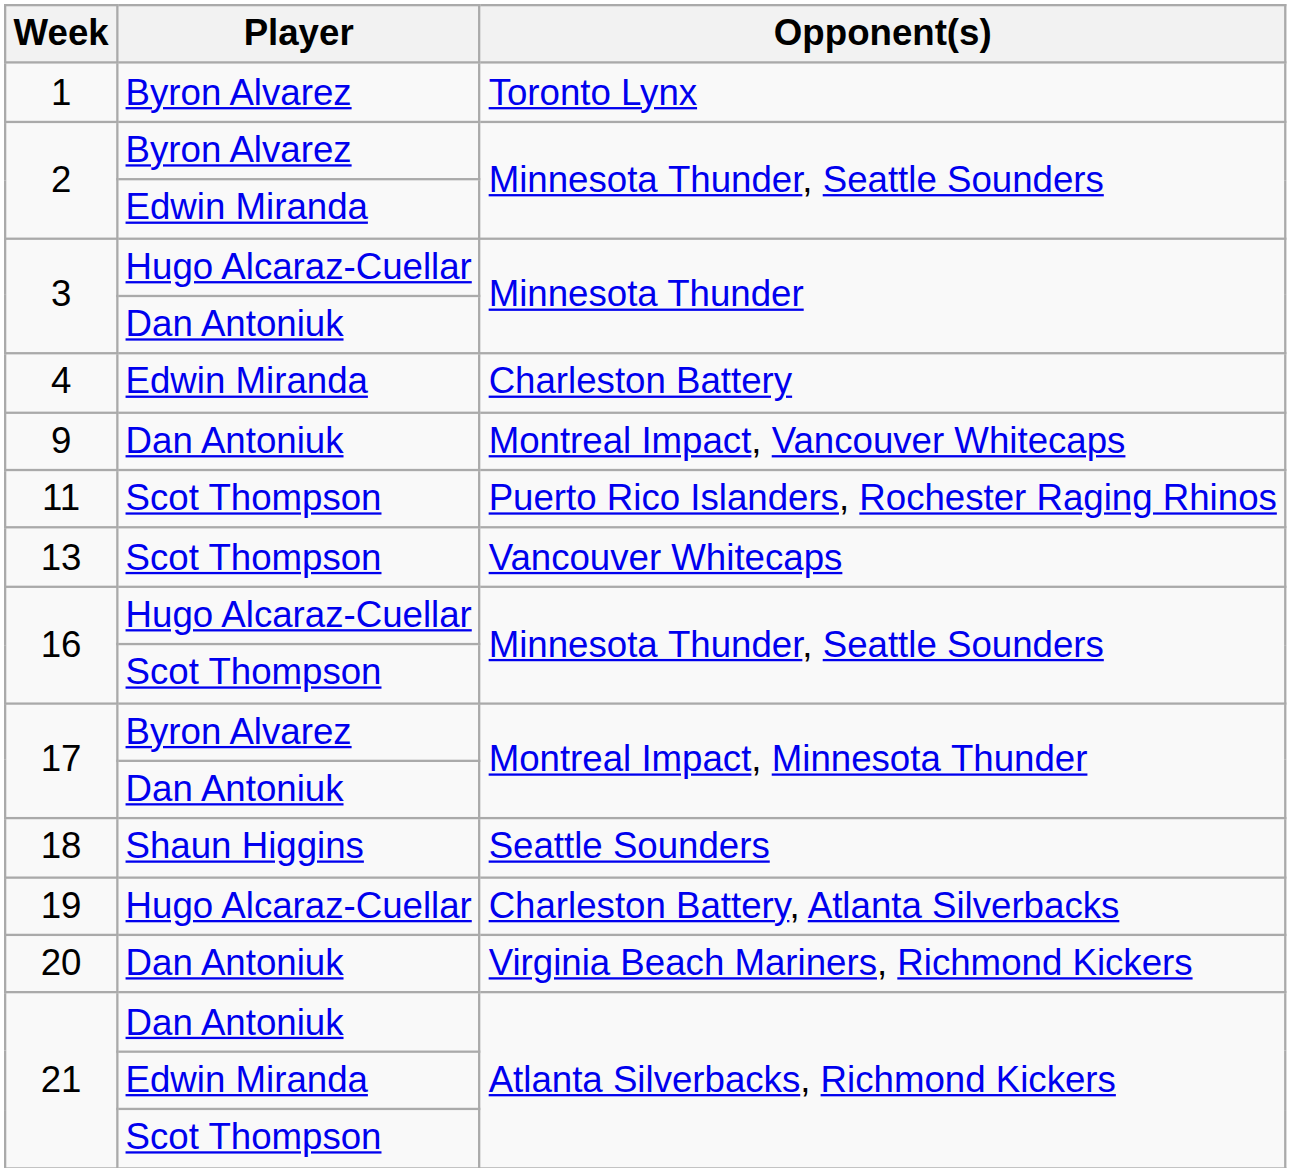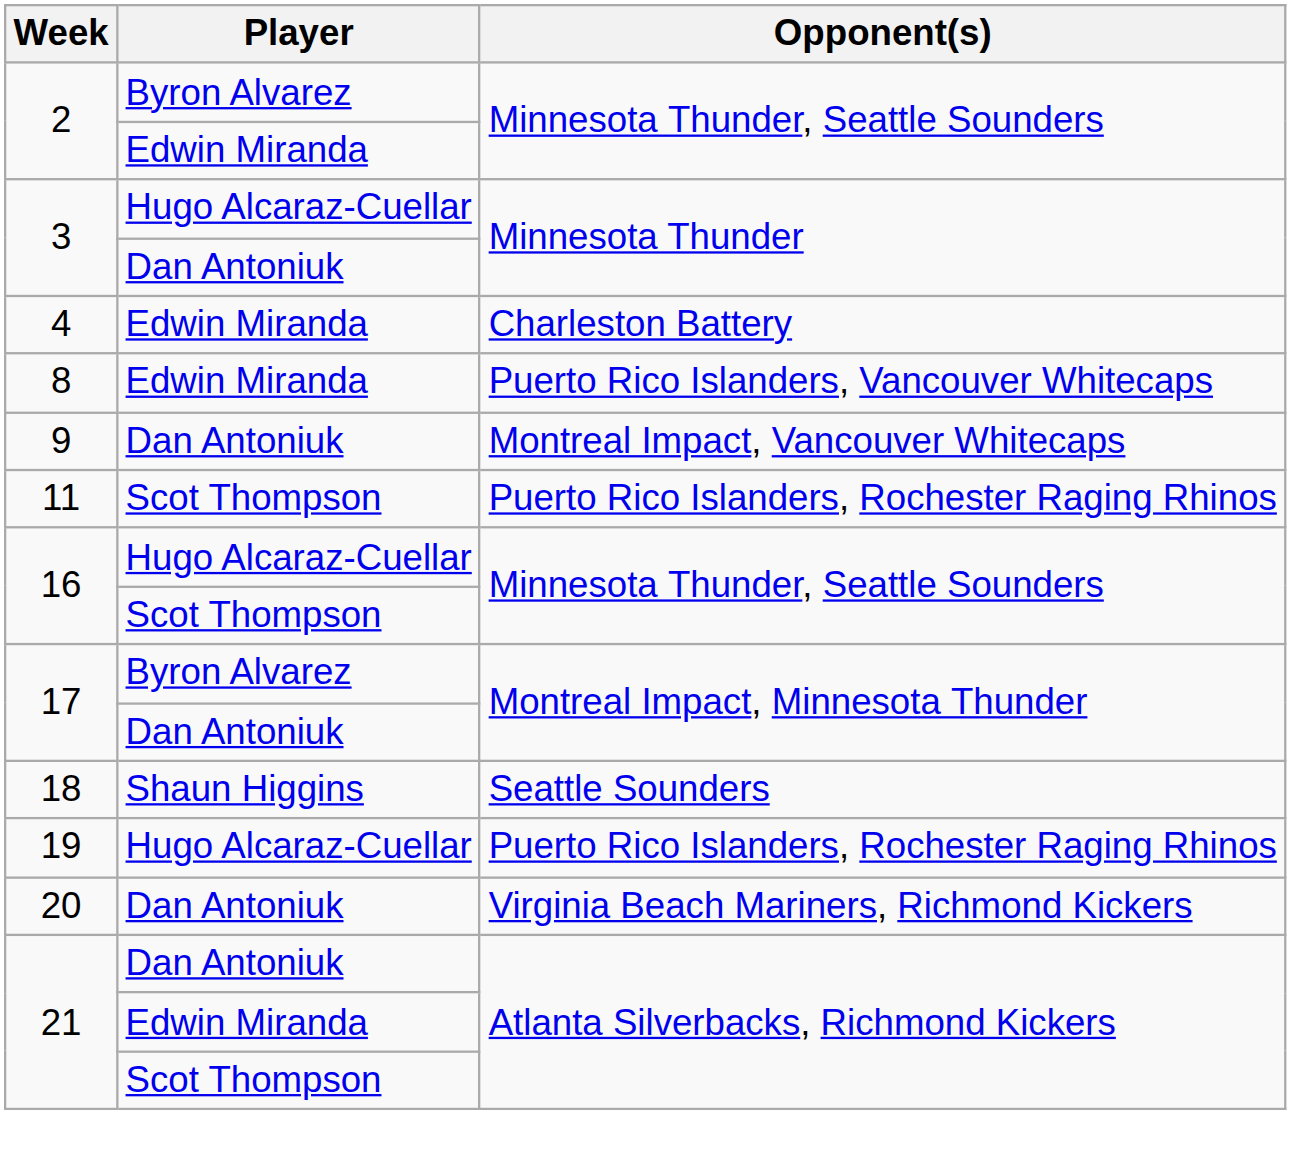- row: (61, 91)
+ row: (61, 382)
- row: (61, 556)
(804, 905) Charleston Battery, Atlanta Silverbacks -> (883, 847) Puerto Rico Islanders, Rochester Raging Rhinos
